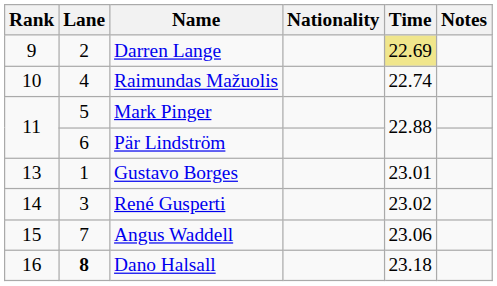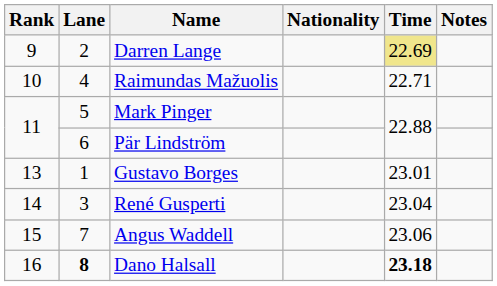(410, 81) 22.74 -> (410, 81) 22.71
(410, 204) 23.02 -> (410, 204) 23.04
(410, 265) normal -> (410, 265) bold
